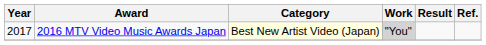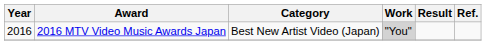(19, 31) 2017 -> (19, 31) 2016
(305, 31) lightyellow background -> (305, 31) no background
